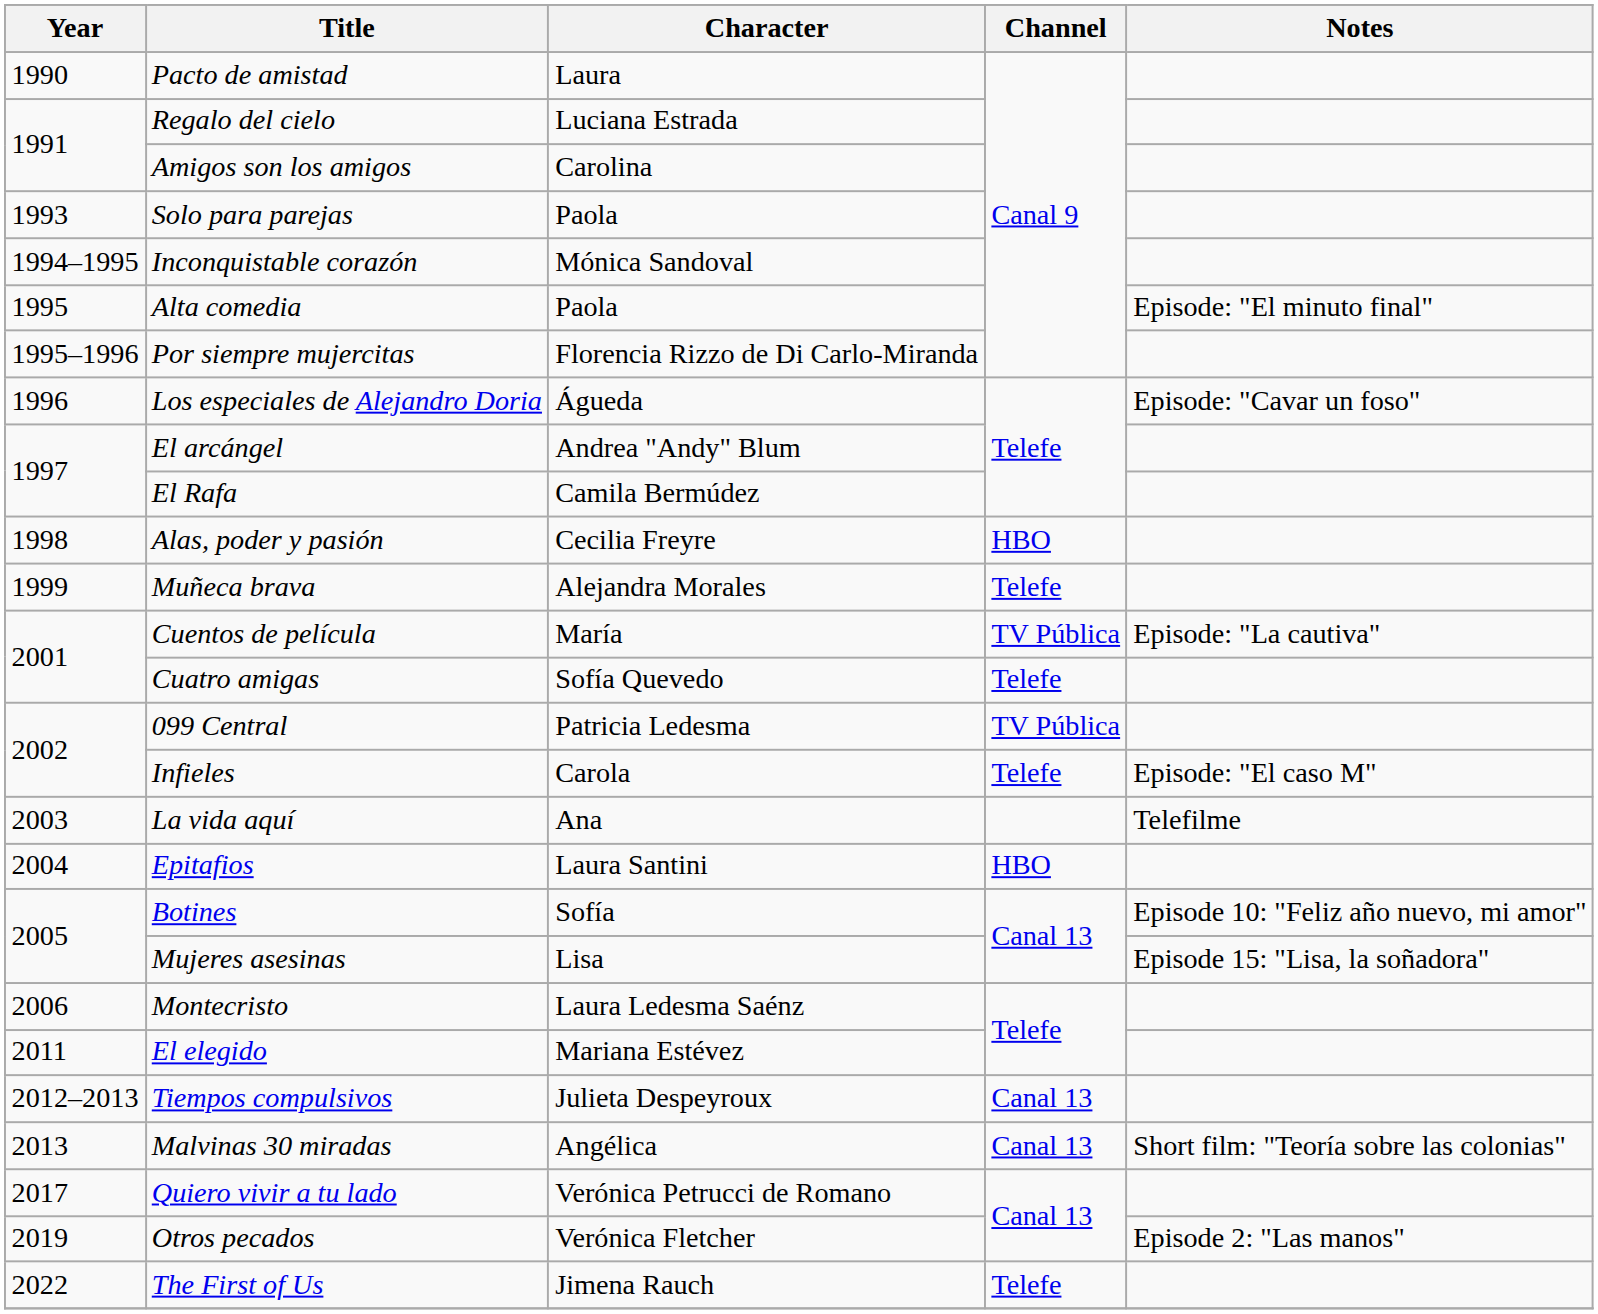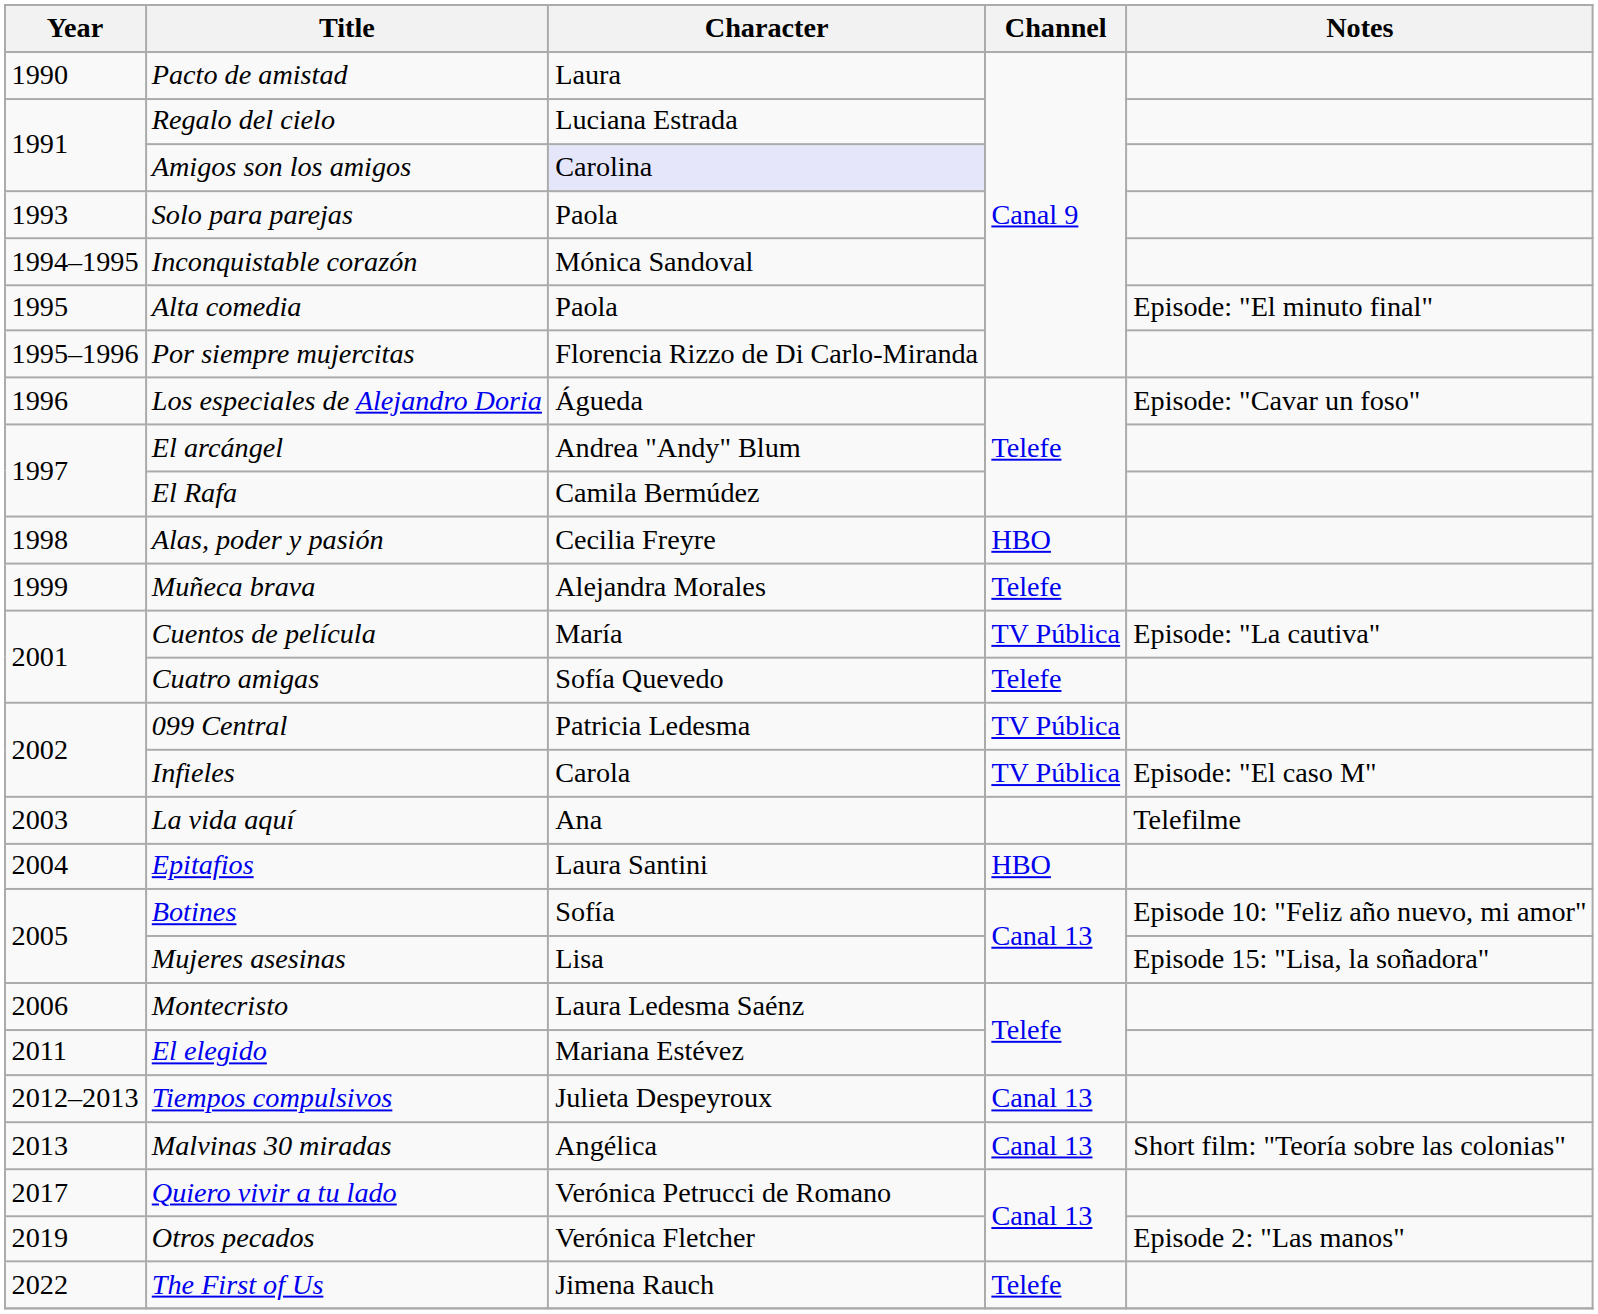(604, 167) no background -> (604, 167) lavender background
(1026, 772) Telefe -> (1056, 772) TV Pública
